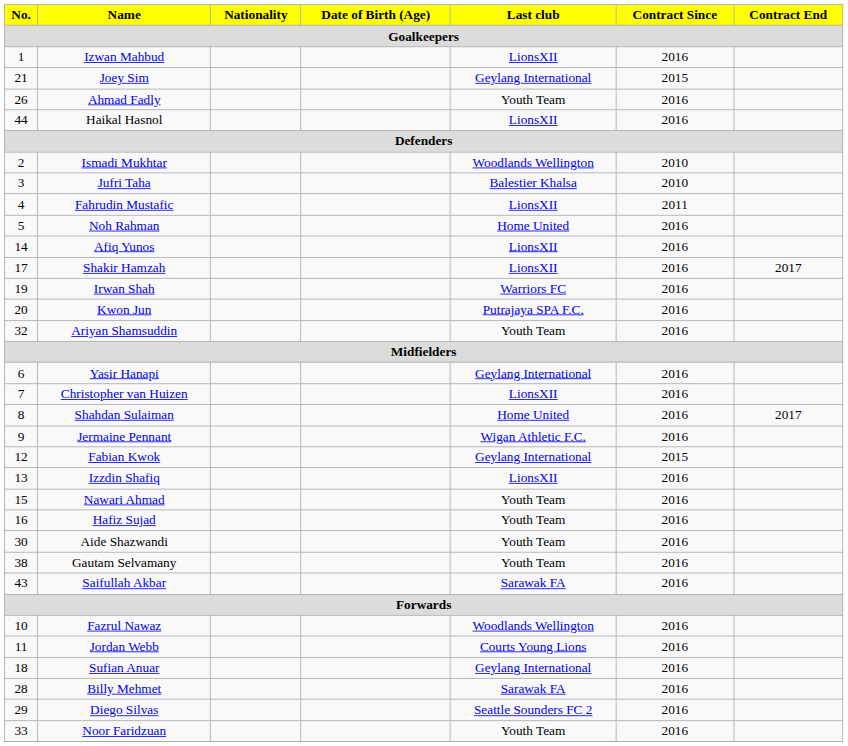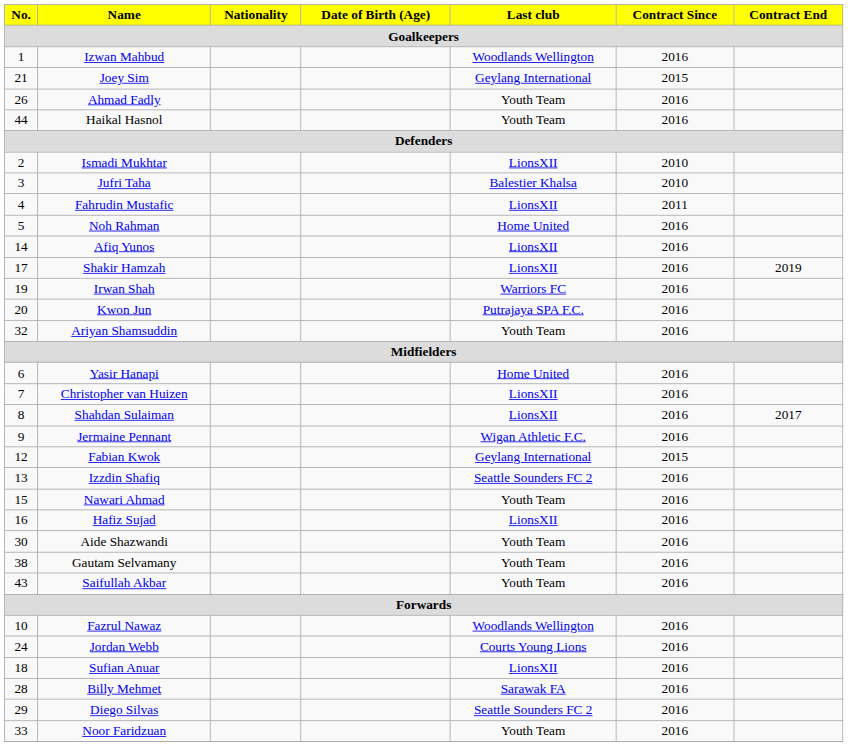(533, 57) LionsXII -> (533, 57) Woodlands Wellington
(533, 120) LionsXII -> (533, 120) Youth Team
(533, 162) Woodlands Wellington -> (533, 162) LionsXII
(788, 267) 2017 -> (788, 267) 2019
(533, 373) Geylang International -> (533, 373) Home United
(533, 415) Home United -> (533, 415) LionsXII
(533, 478) LionsXII -> (533, 478) Seattle Sounders FC 2
(533, 520) Youth Team -> (533, 520) LionsXII
(533, 583) Sarawak FA -> (533, 583) Youth Team
(21, 646) 11 -> (21, 646) 24
(533, 667) Geylang International -> (533, 667) LionsXII
